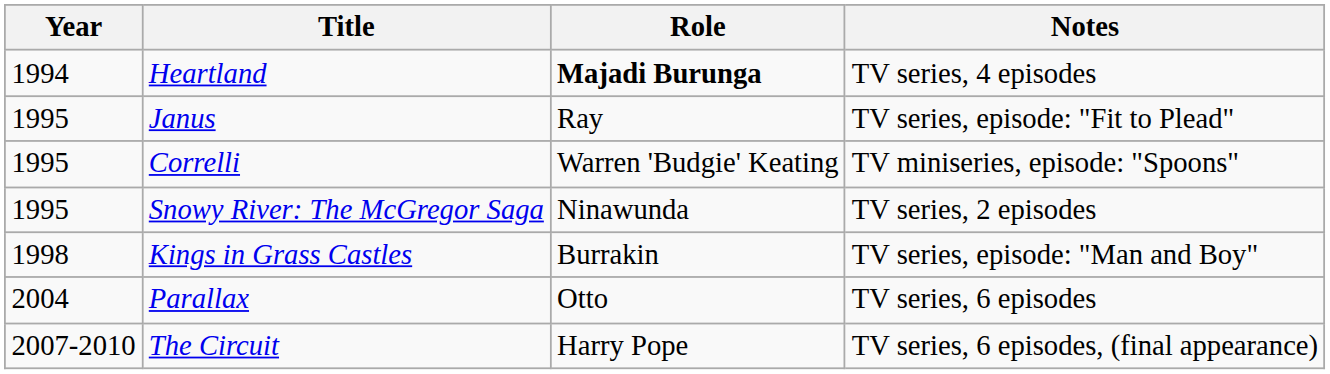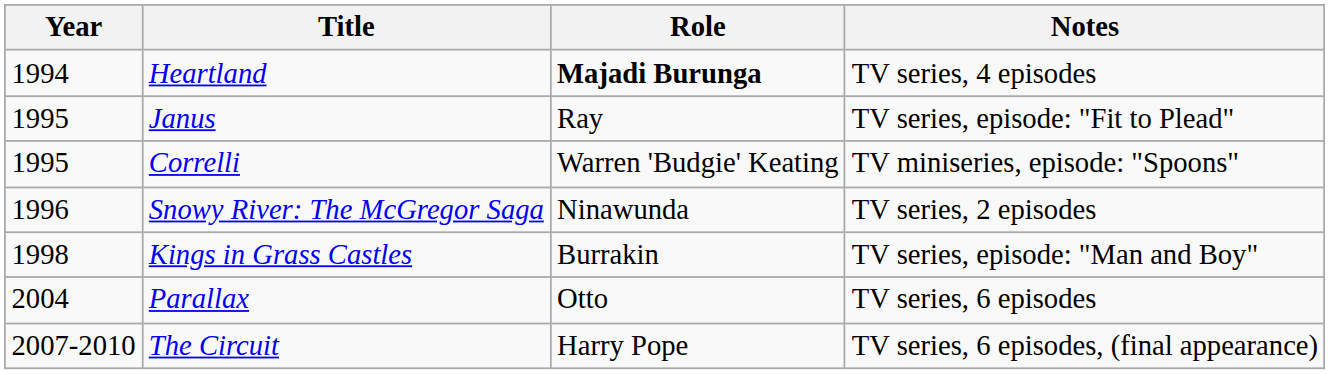(40, 208) 1995 -> (40, 208) 1996
